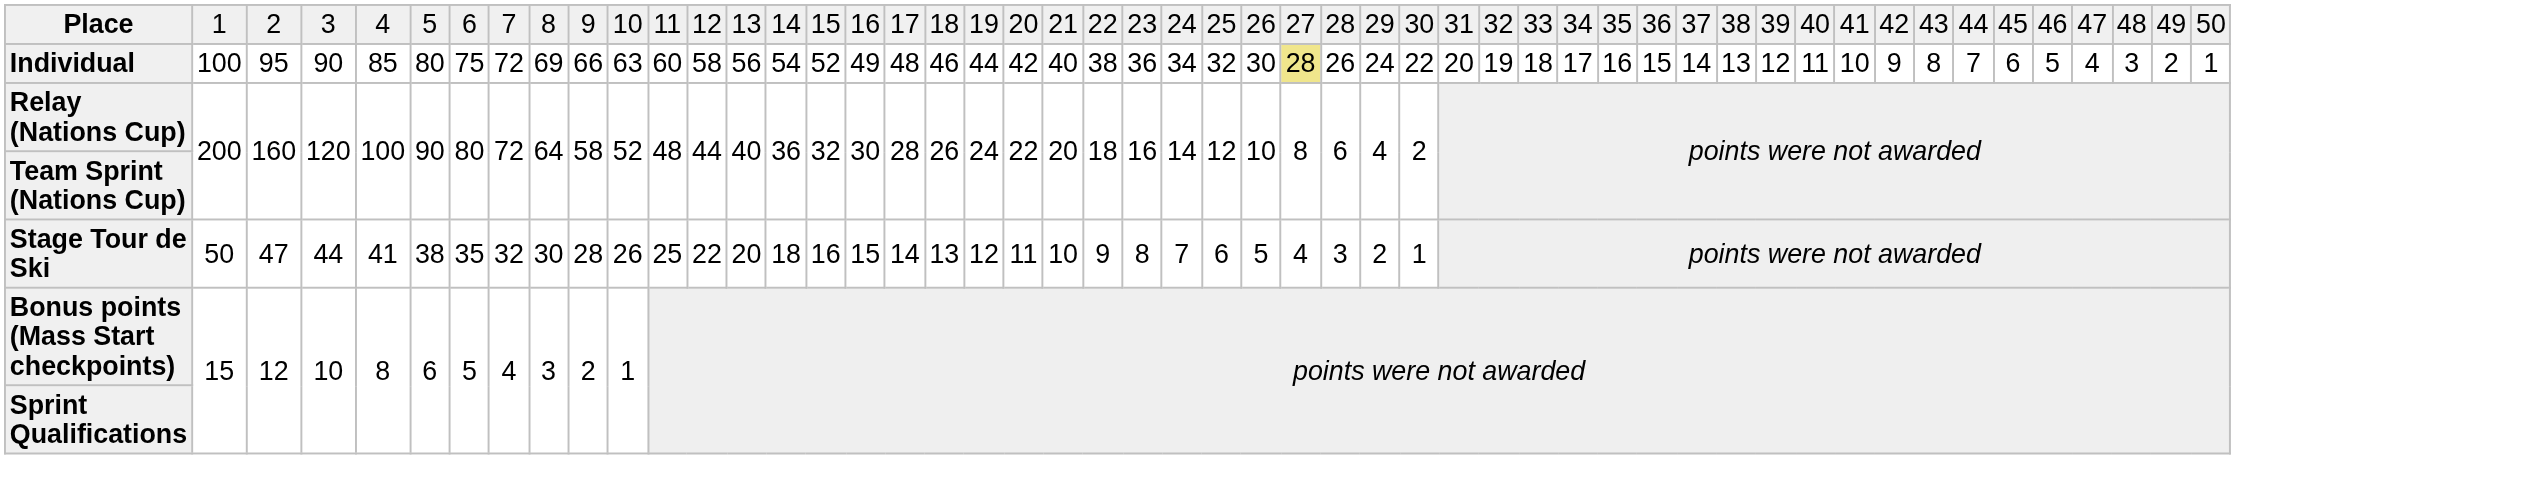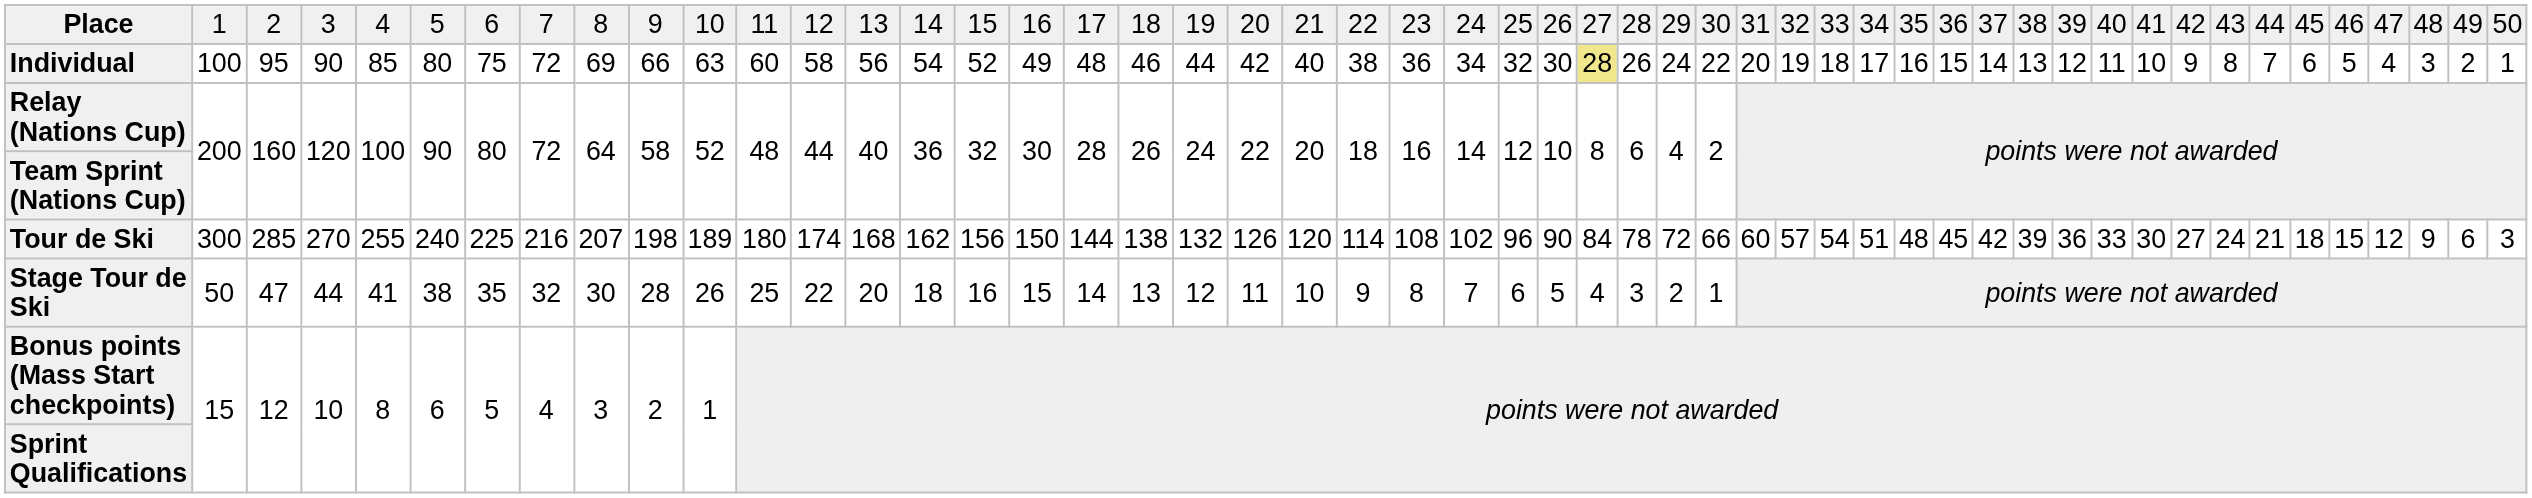+ row: (82, 239)
